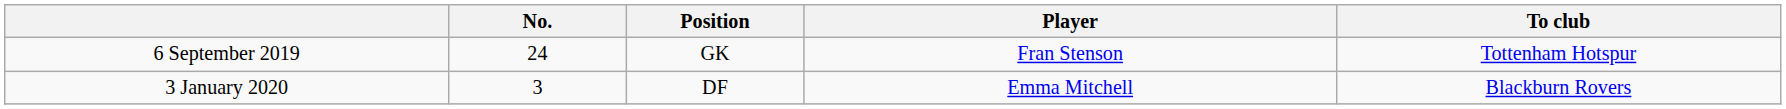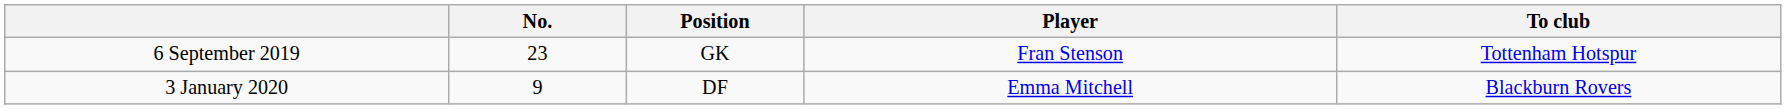(537, 53) 24 -> (537, 53) 23
(537, 87) 3 -> (537, 87) 9
